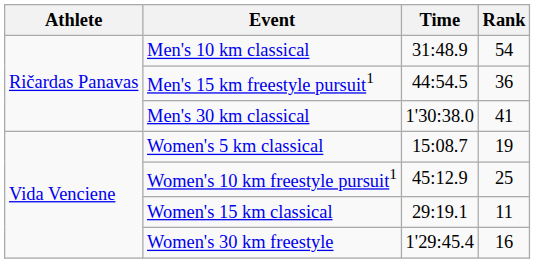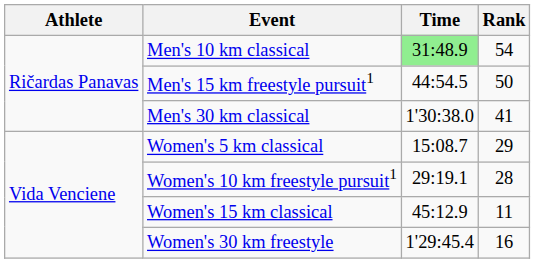(440, 50) no background -> (440, 50) lightgreen background
(504, 83) 36 -> (504, 83) 50
(504, 146) 19 -> (504, 146) 29
(440, 179) 45:12.9 -> (440, 179) 29:19.1
(504, 179) 25 -> (504, 179) 28
(440, 212) 29:19.1 -> (440, 212) 45:12.9
